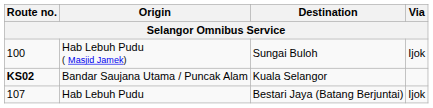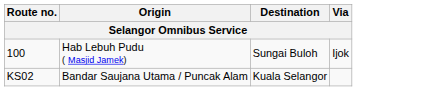(20, 77) bold -> (20, 77) normal
- row: (103, 94)
